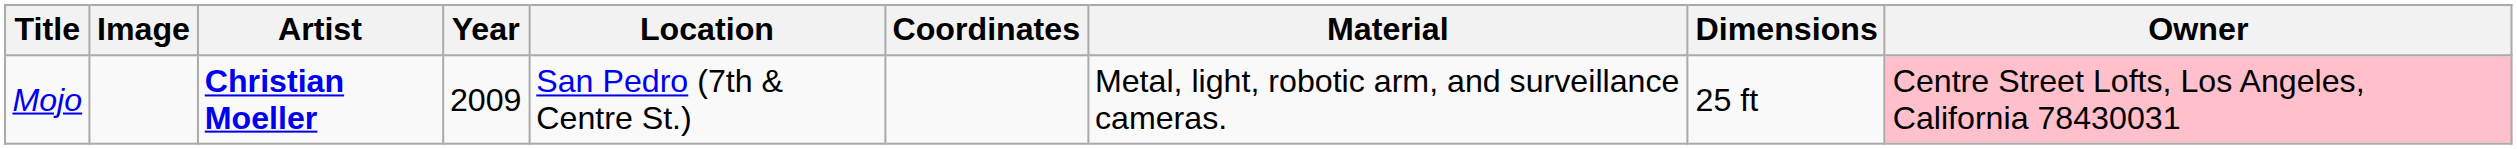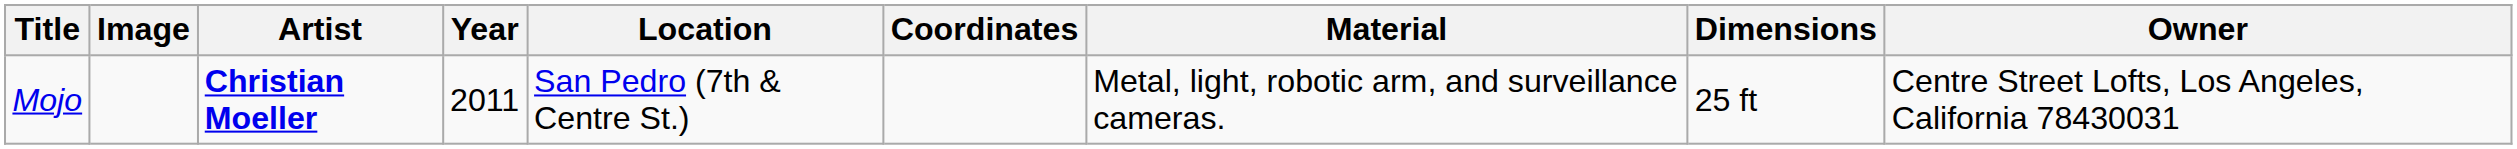(486, 99) 2009 -> (485, 99) 2011
(2129, 99) pink background -> (2128, 99) no background
